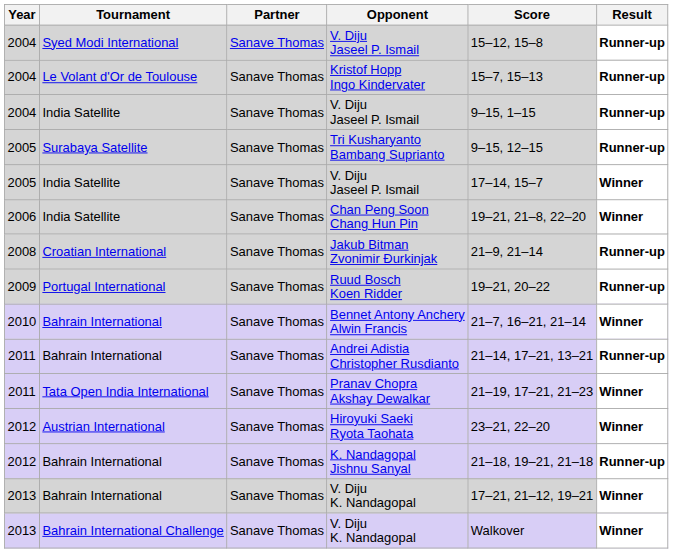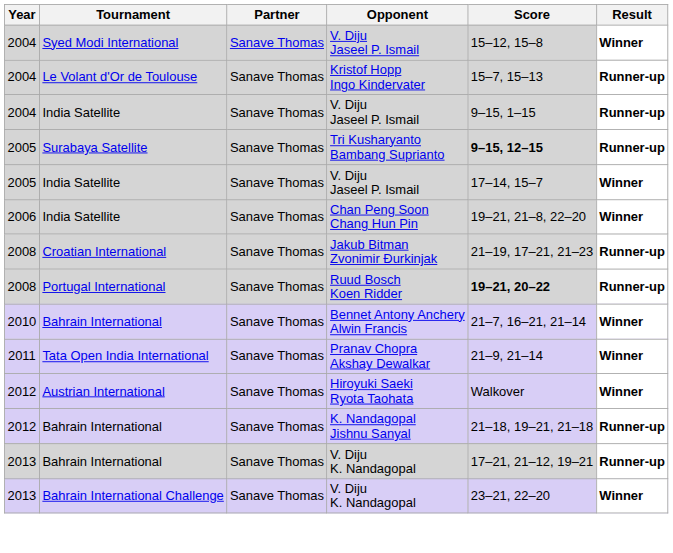(632, 43) Runner-up -> (621, 43) Winner
(507, 147) normal -> (507, 147) bold
(507, 252) 21–9, 21–14 -> (532, 252) 21–19, 17–21, 21–23
(22, 287) 2009 -> (22, 287) 2008
(510, 287) normal -> (510, 287) bold
- row: (102, 357)
(532, 392) 21–19, 17–21, 21–23 -> (507, 357) 21–9, 21–14
(510, 426) 23–21, 22–20 -> (498, 392) Walkover
(621, 496) Winner -> (632, 461) Runner-up
(498, 531) Walkover -> (510, 496) 23–21, 22–20
